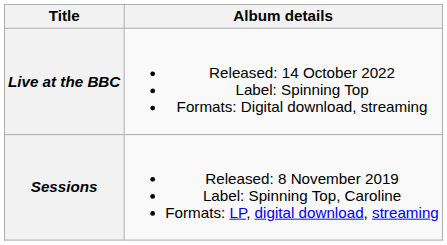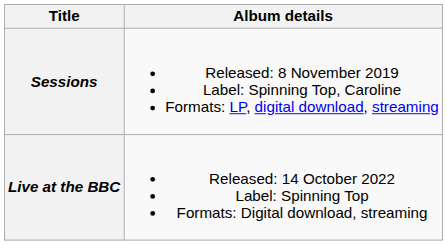rows swapped: (64, 187) <-> (64, 81)
